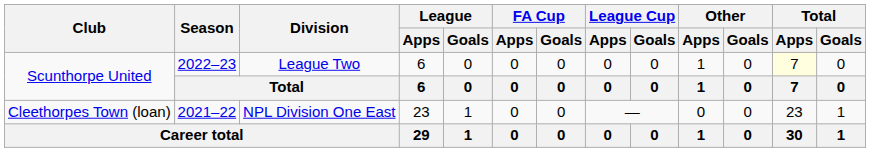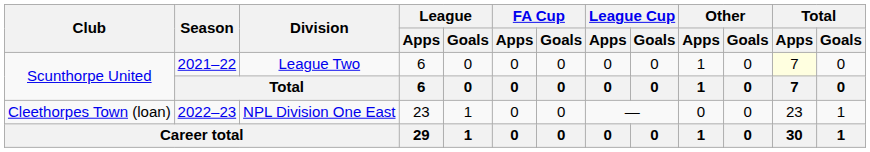(207, 64) 2022–23 -> (207, 64) 2021–22
(207, 111) 2021–22 -> (207, 111) 2022–23
